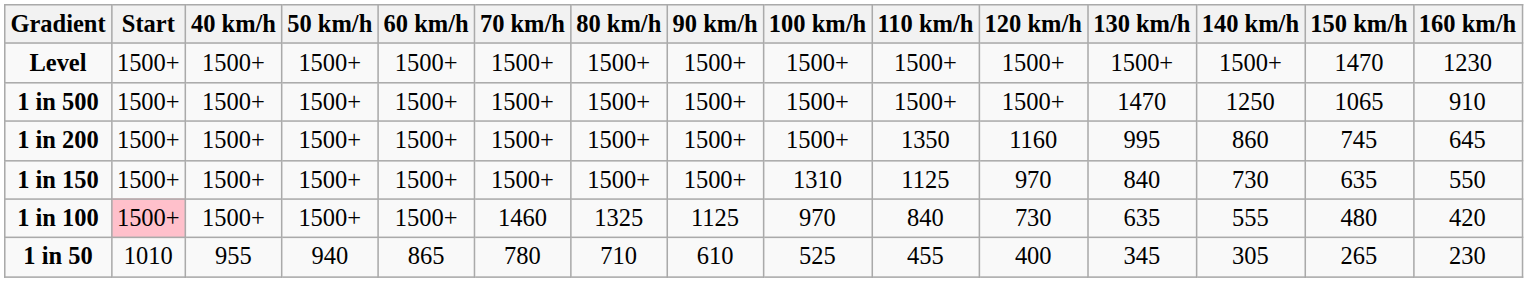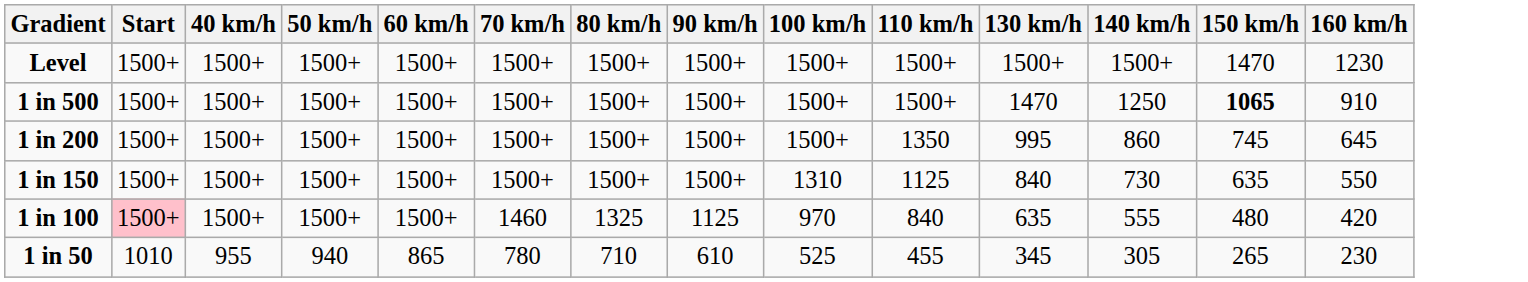- column: (1033, 23)
(1359, 101) normal -> (1250, 101) bold
